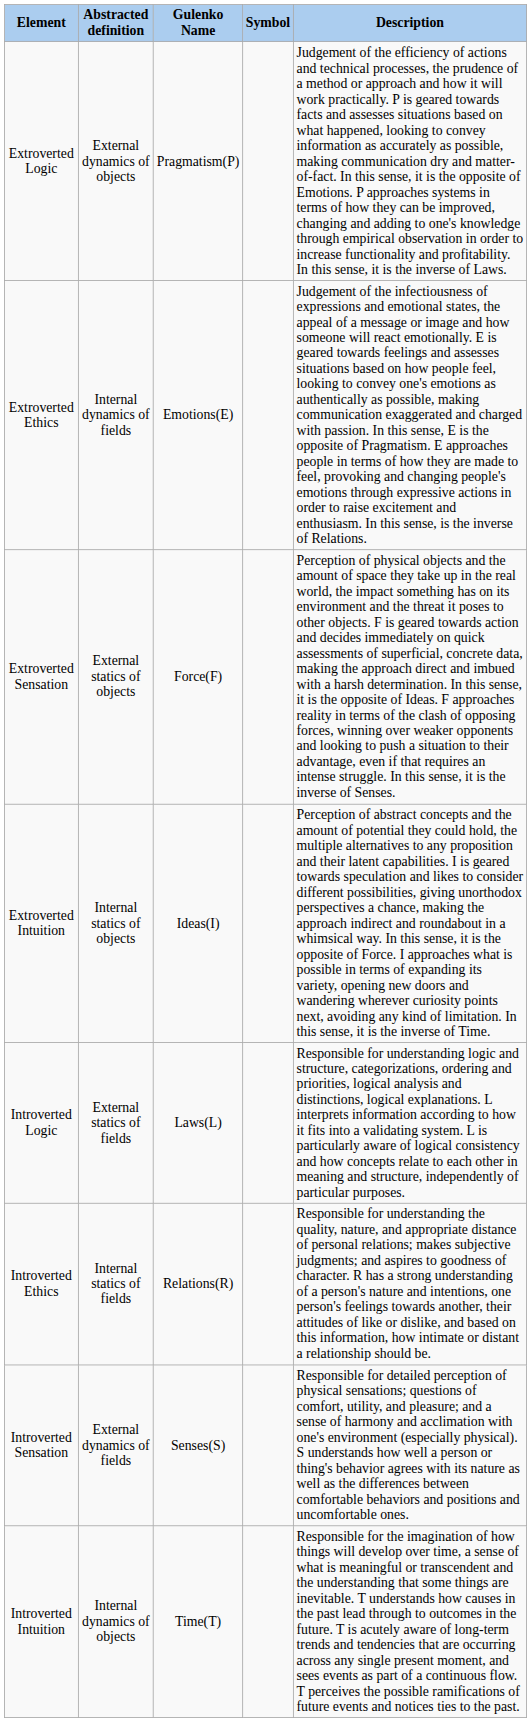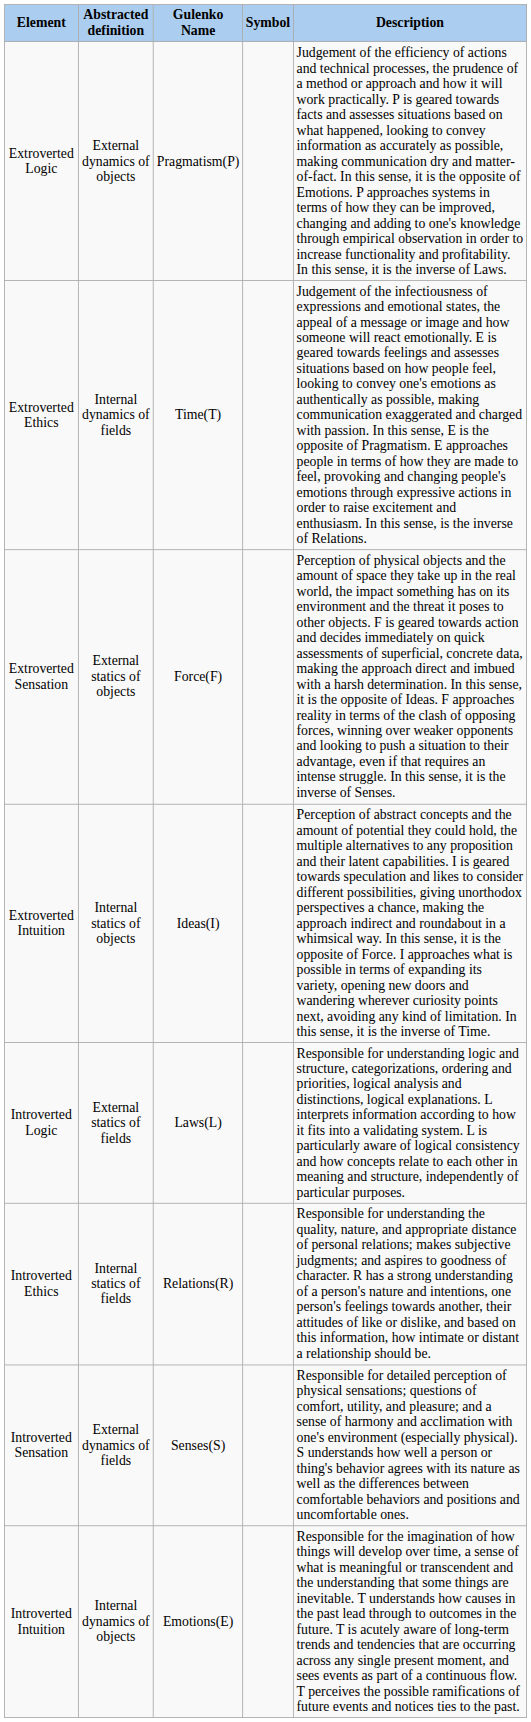(198, 415) Emotions(E) -> (198, 415) Time(T)
(198, 1621) Time(T) -> (198, 1621) Emotions(E)
